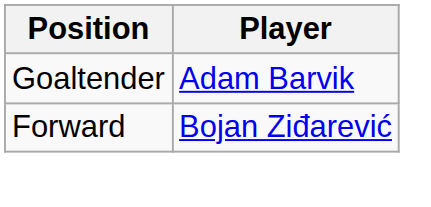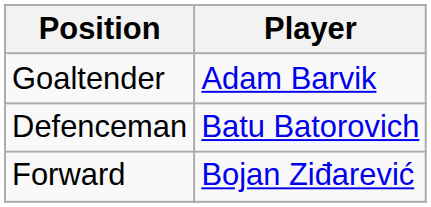+ row: (100, 126)
